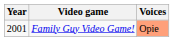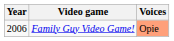(17, 28) 2001 -> (17, 28) 2006
